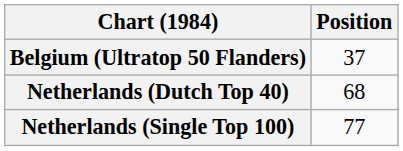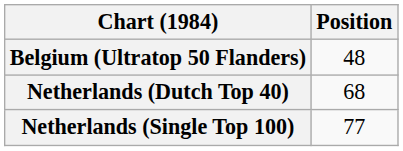(354, 57) 37 -> (354, 57) 48
